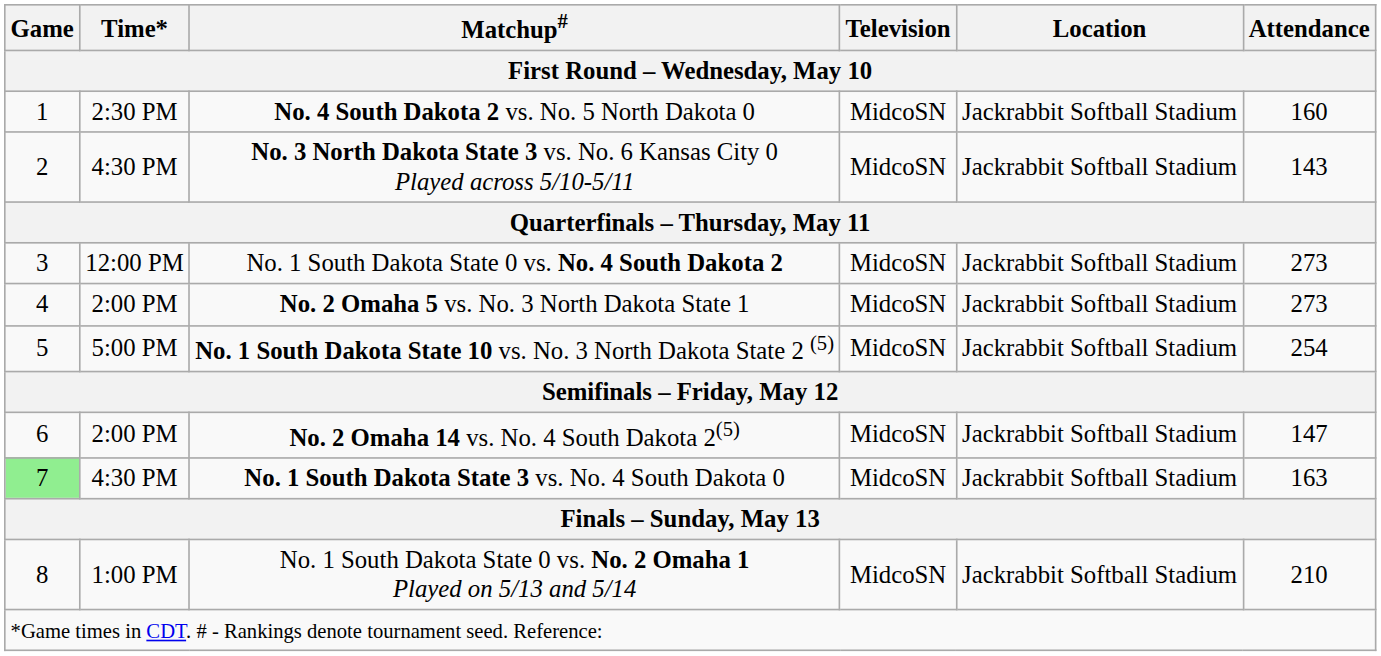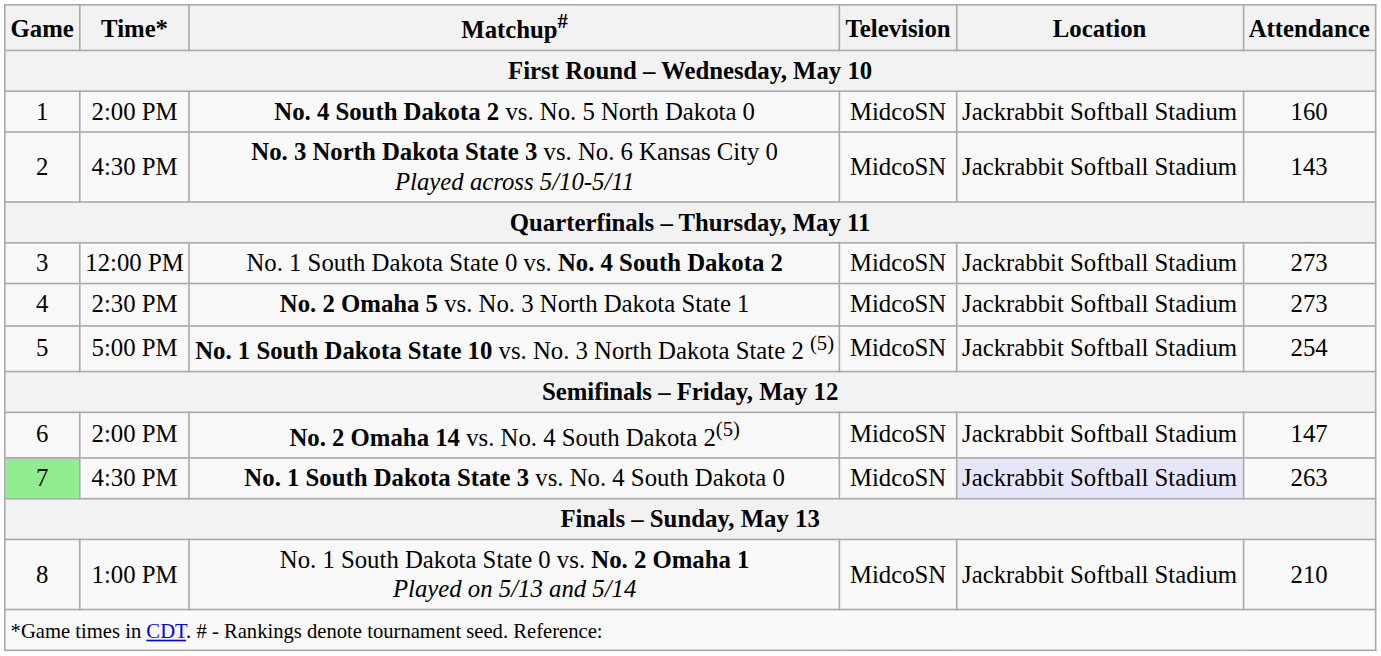(135, 111) 2:30 PM -> (135, 111) 2:00 PM
(135, 304) 2:00 PM -> (135, 304) 2:30 PM
(1100, 477) no background -> (1100, 477) lavender background
(1309, 477) 163 -> (1309, 477) 263
